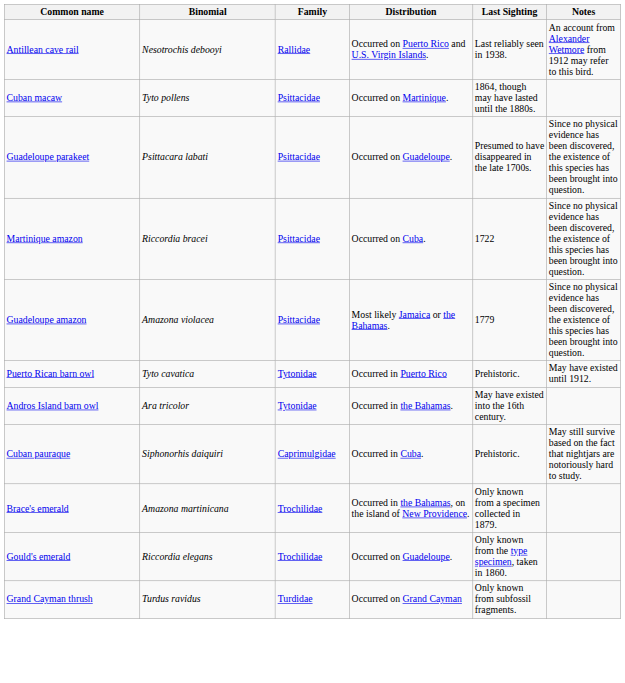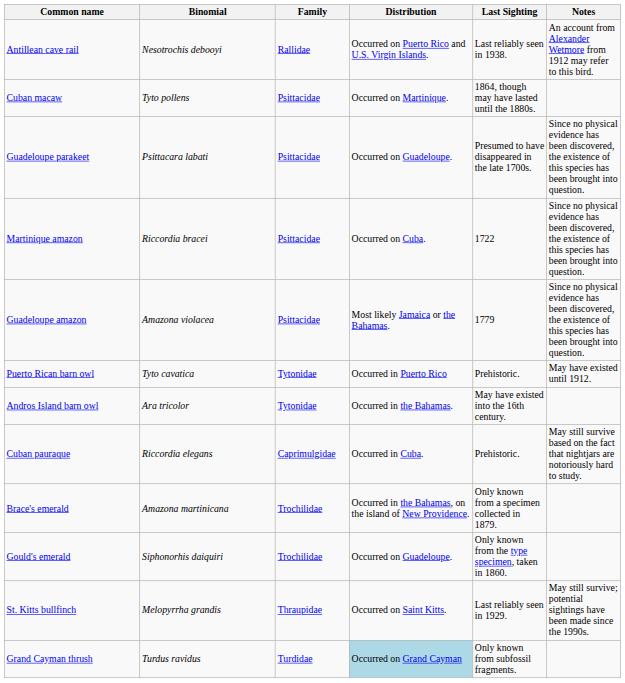(183, 454) Siphonorhis daiquiri -> (177, 454) Riccordia elegans
(177, 556) Riccordia elegans -> (183, 556) Siphonorhis daiquiri
+ row: (41, 610)
(407, 599) no background -> (407, 659) lightblue background
